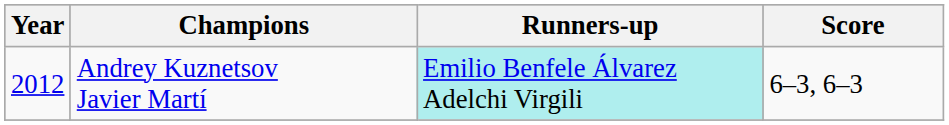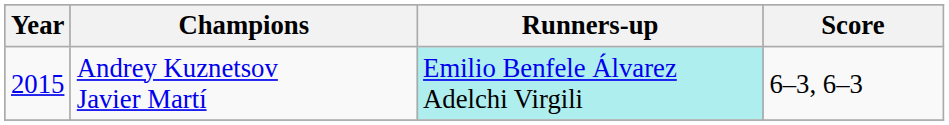(38, 83) 2012 -> (38, 83) 2015
